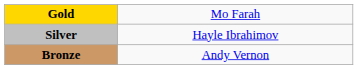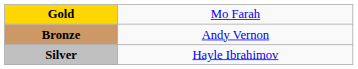rows swapped: (61, 34) <-> (61, 54)
